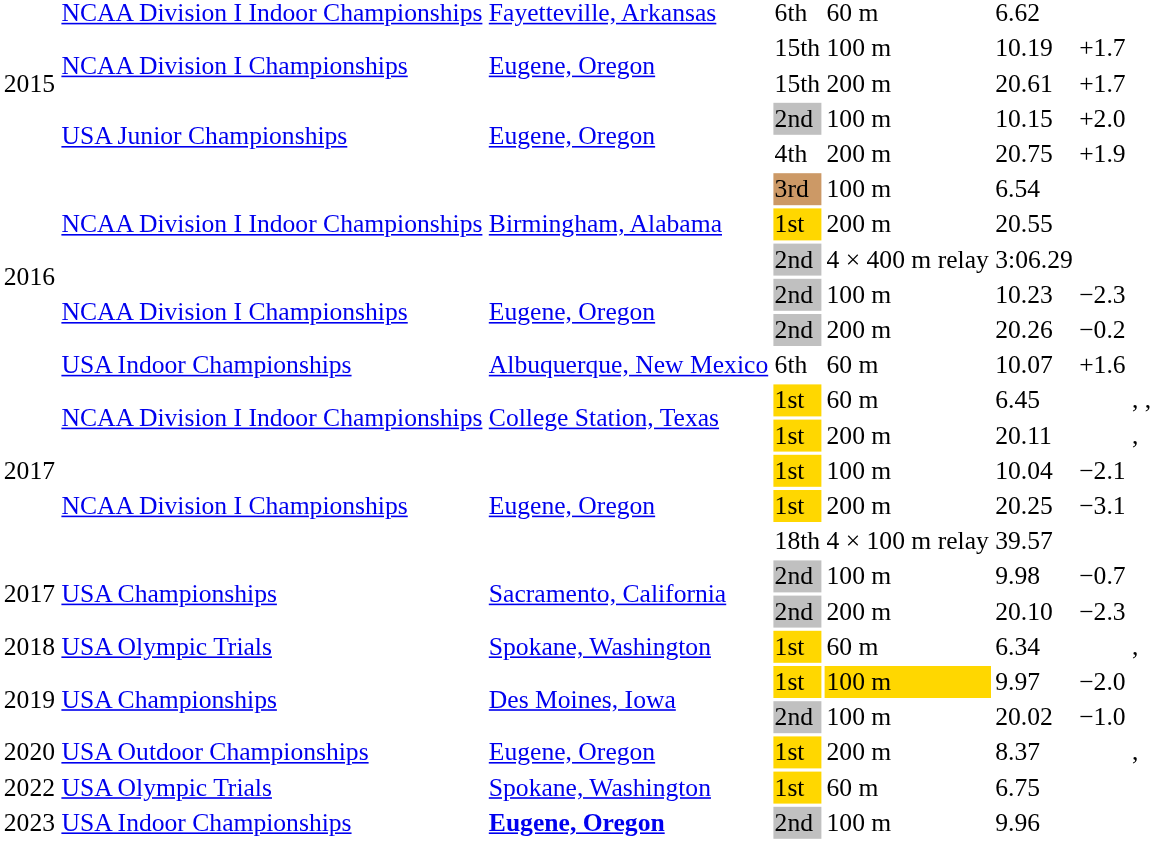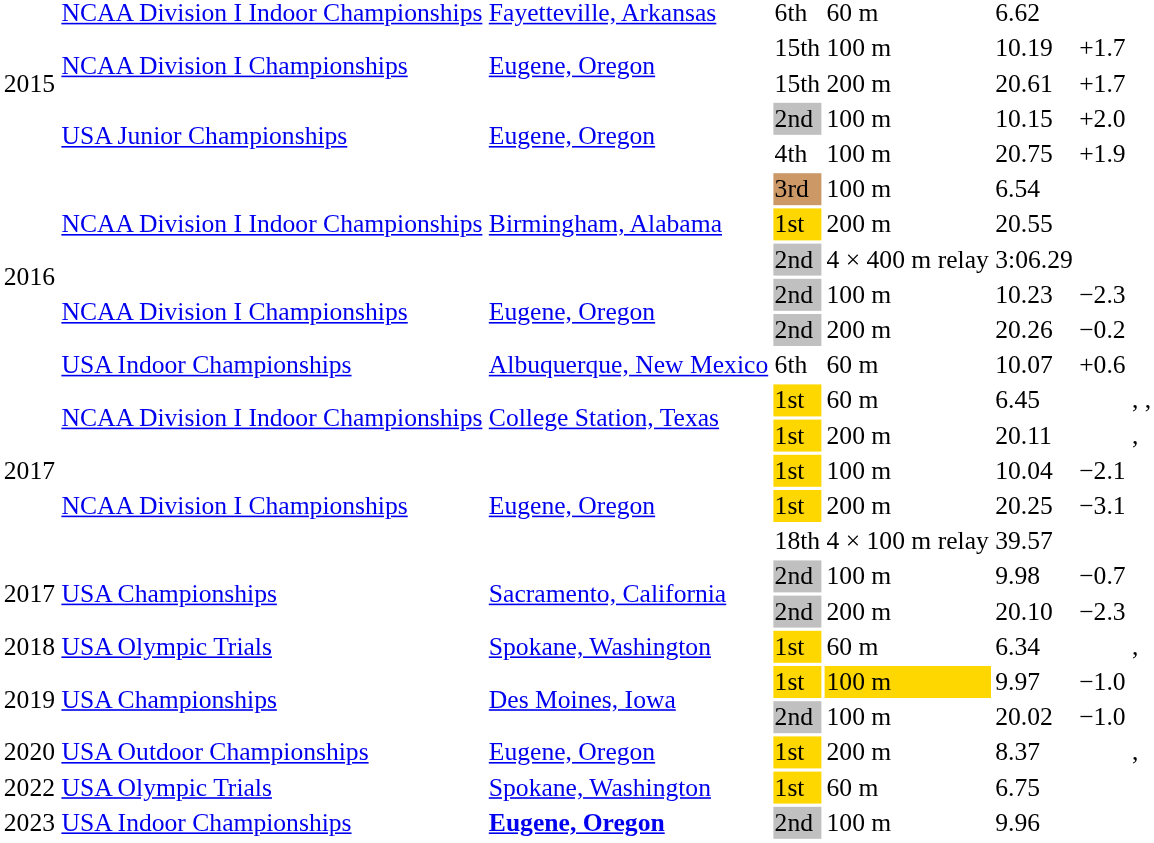(859, 153) 200 m -> (859, 153) 100 m
(1102, 364) +1.6 -> (1102, 364) +0.6
(1102, 681) −2.0 -> (1102, 681) −1.0
